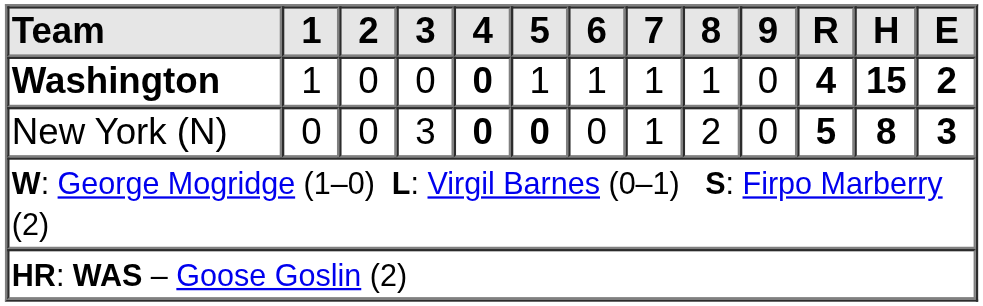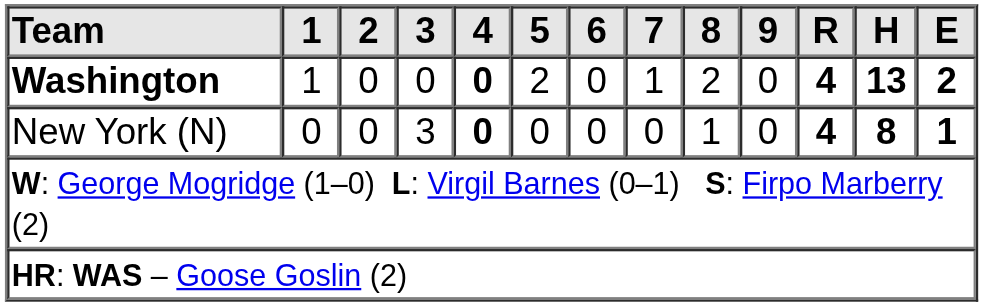(540, 81) 1 -> (540, 81) 2
(597, 81) 1 -> (597, 81) 0
(711, 81) 1 -> (711, 81) 2
(886, 81) 15 -> (886, 81) 13
(540, 131) bold -> (540, 131) normal
(654, 131) 1 -> (654, 131) 0
(711, 131) 2 -> (711, 131) 1
(826, 131) 5 -> (826, 131) 4
(947, 131) 3 -> (947, 131) 1
